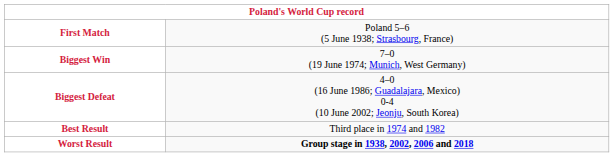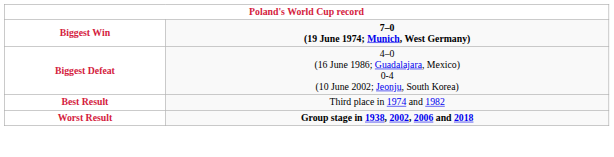- row: (85, 33)
(387, 59) normal -> (387, 33) bold
